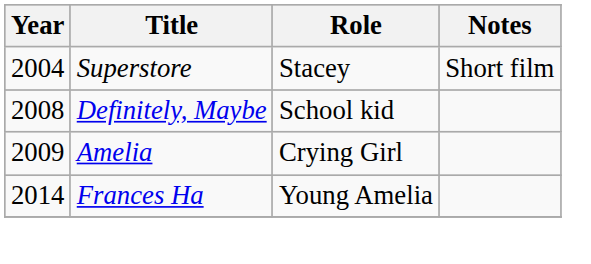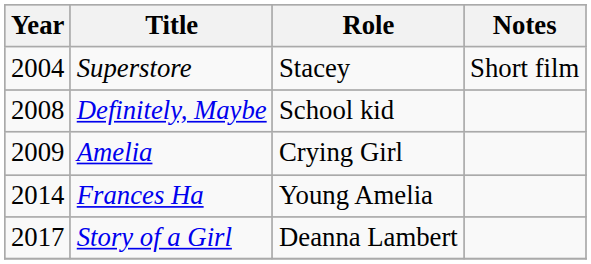+ row: (154, 237)
